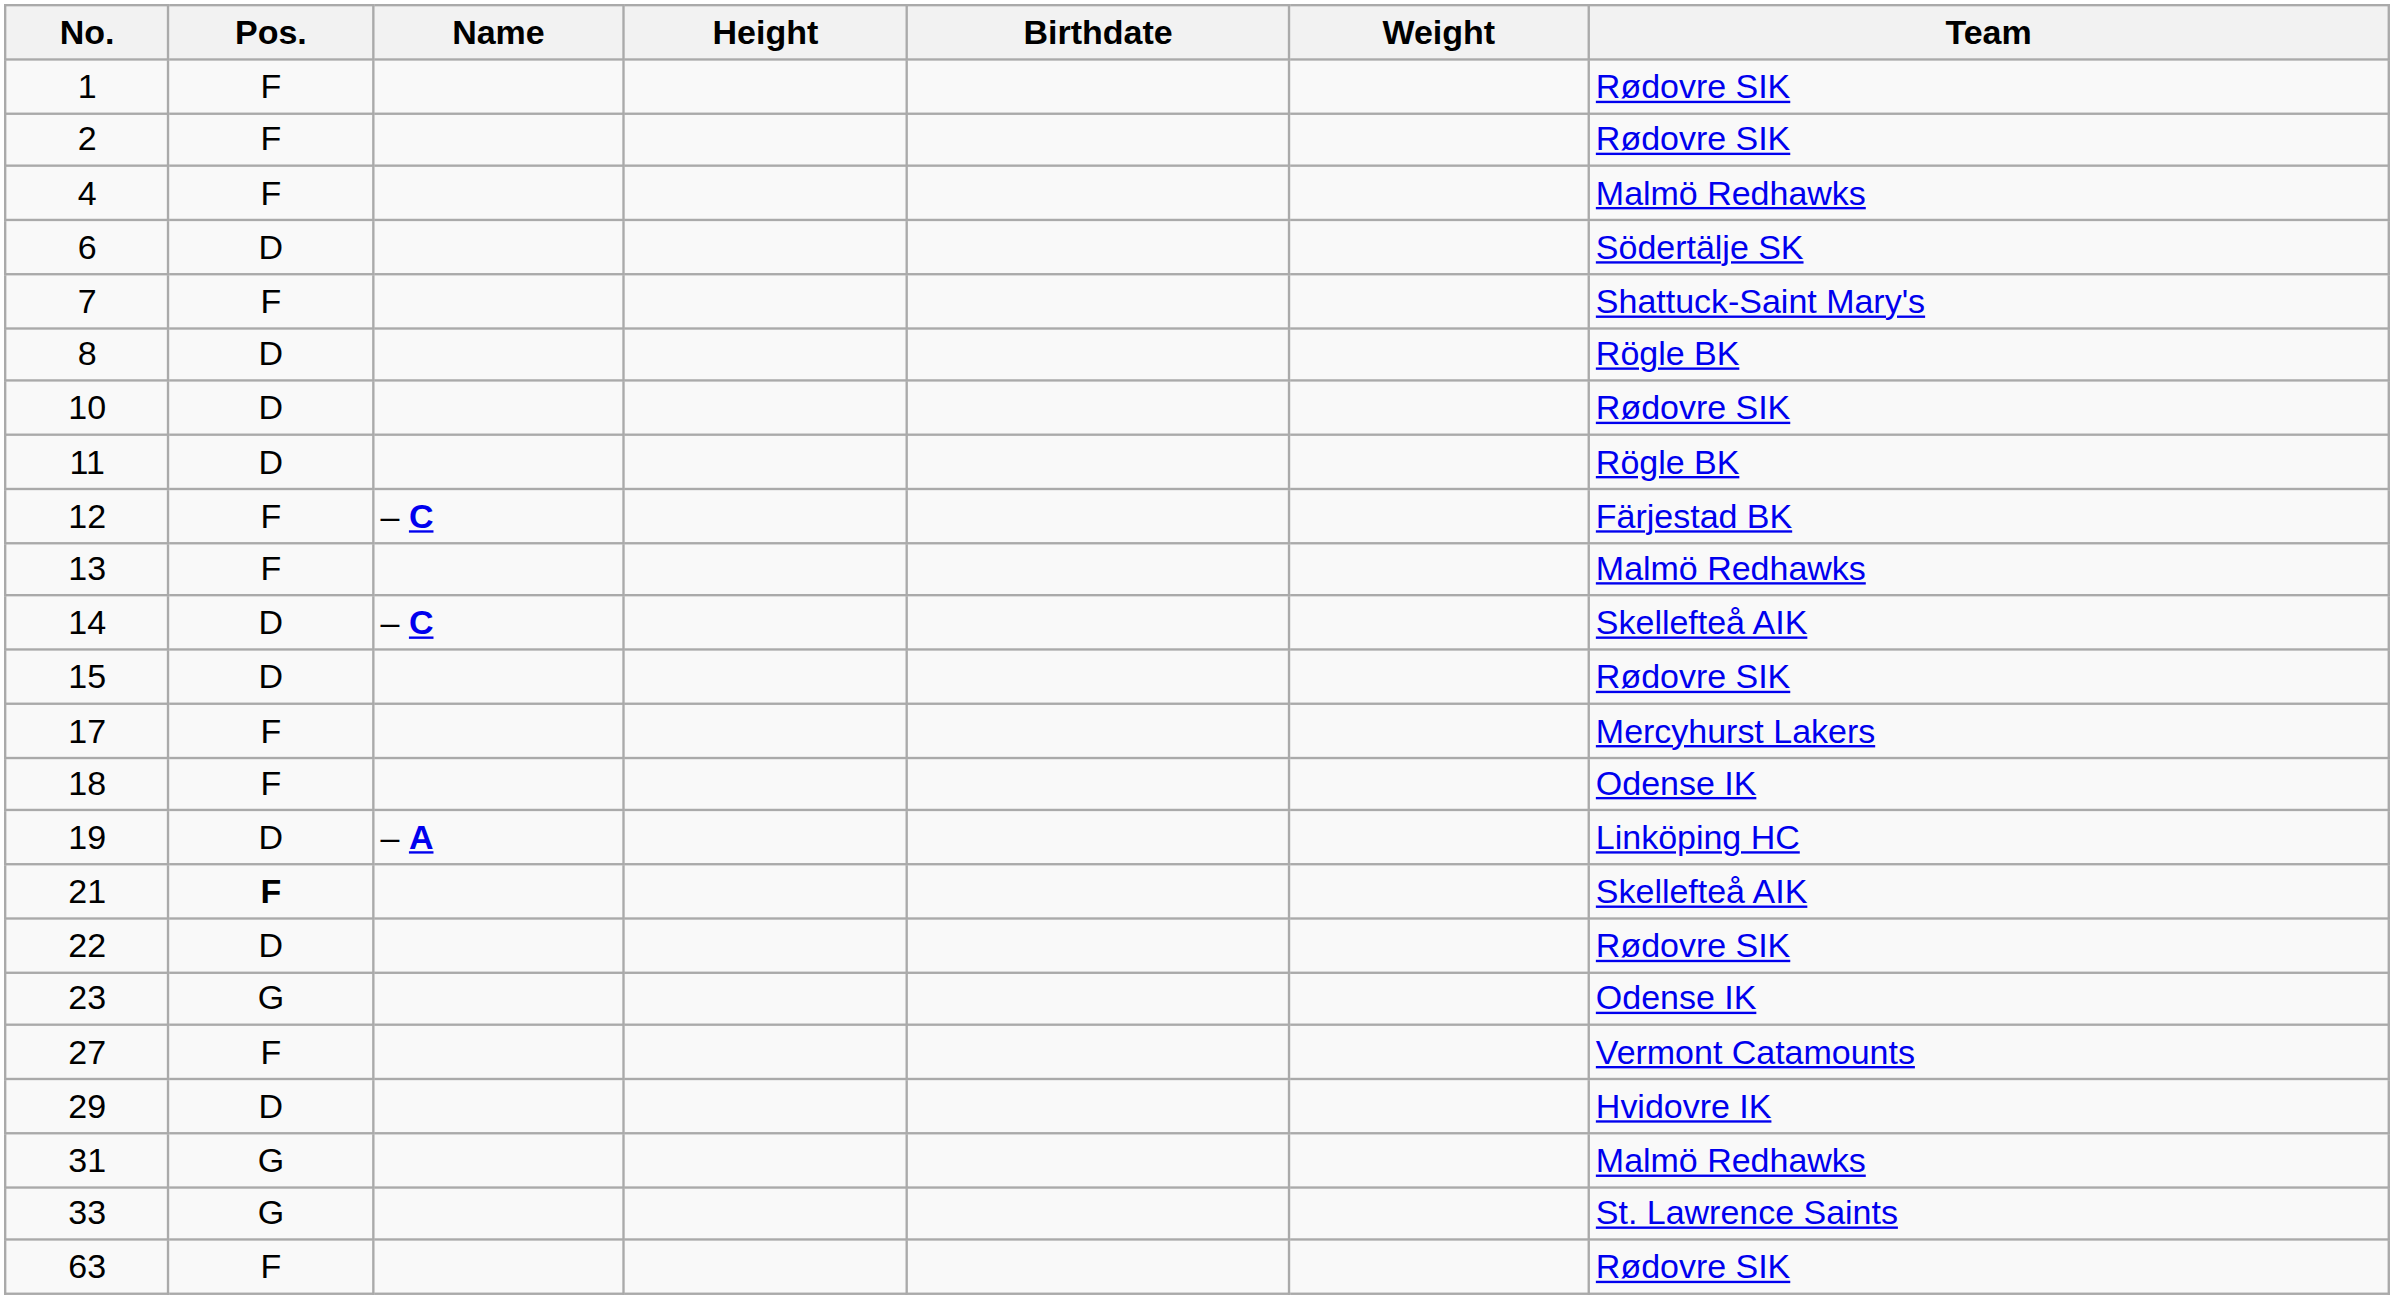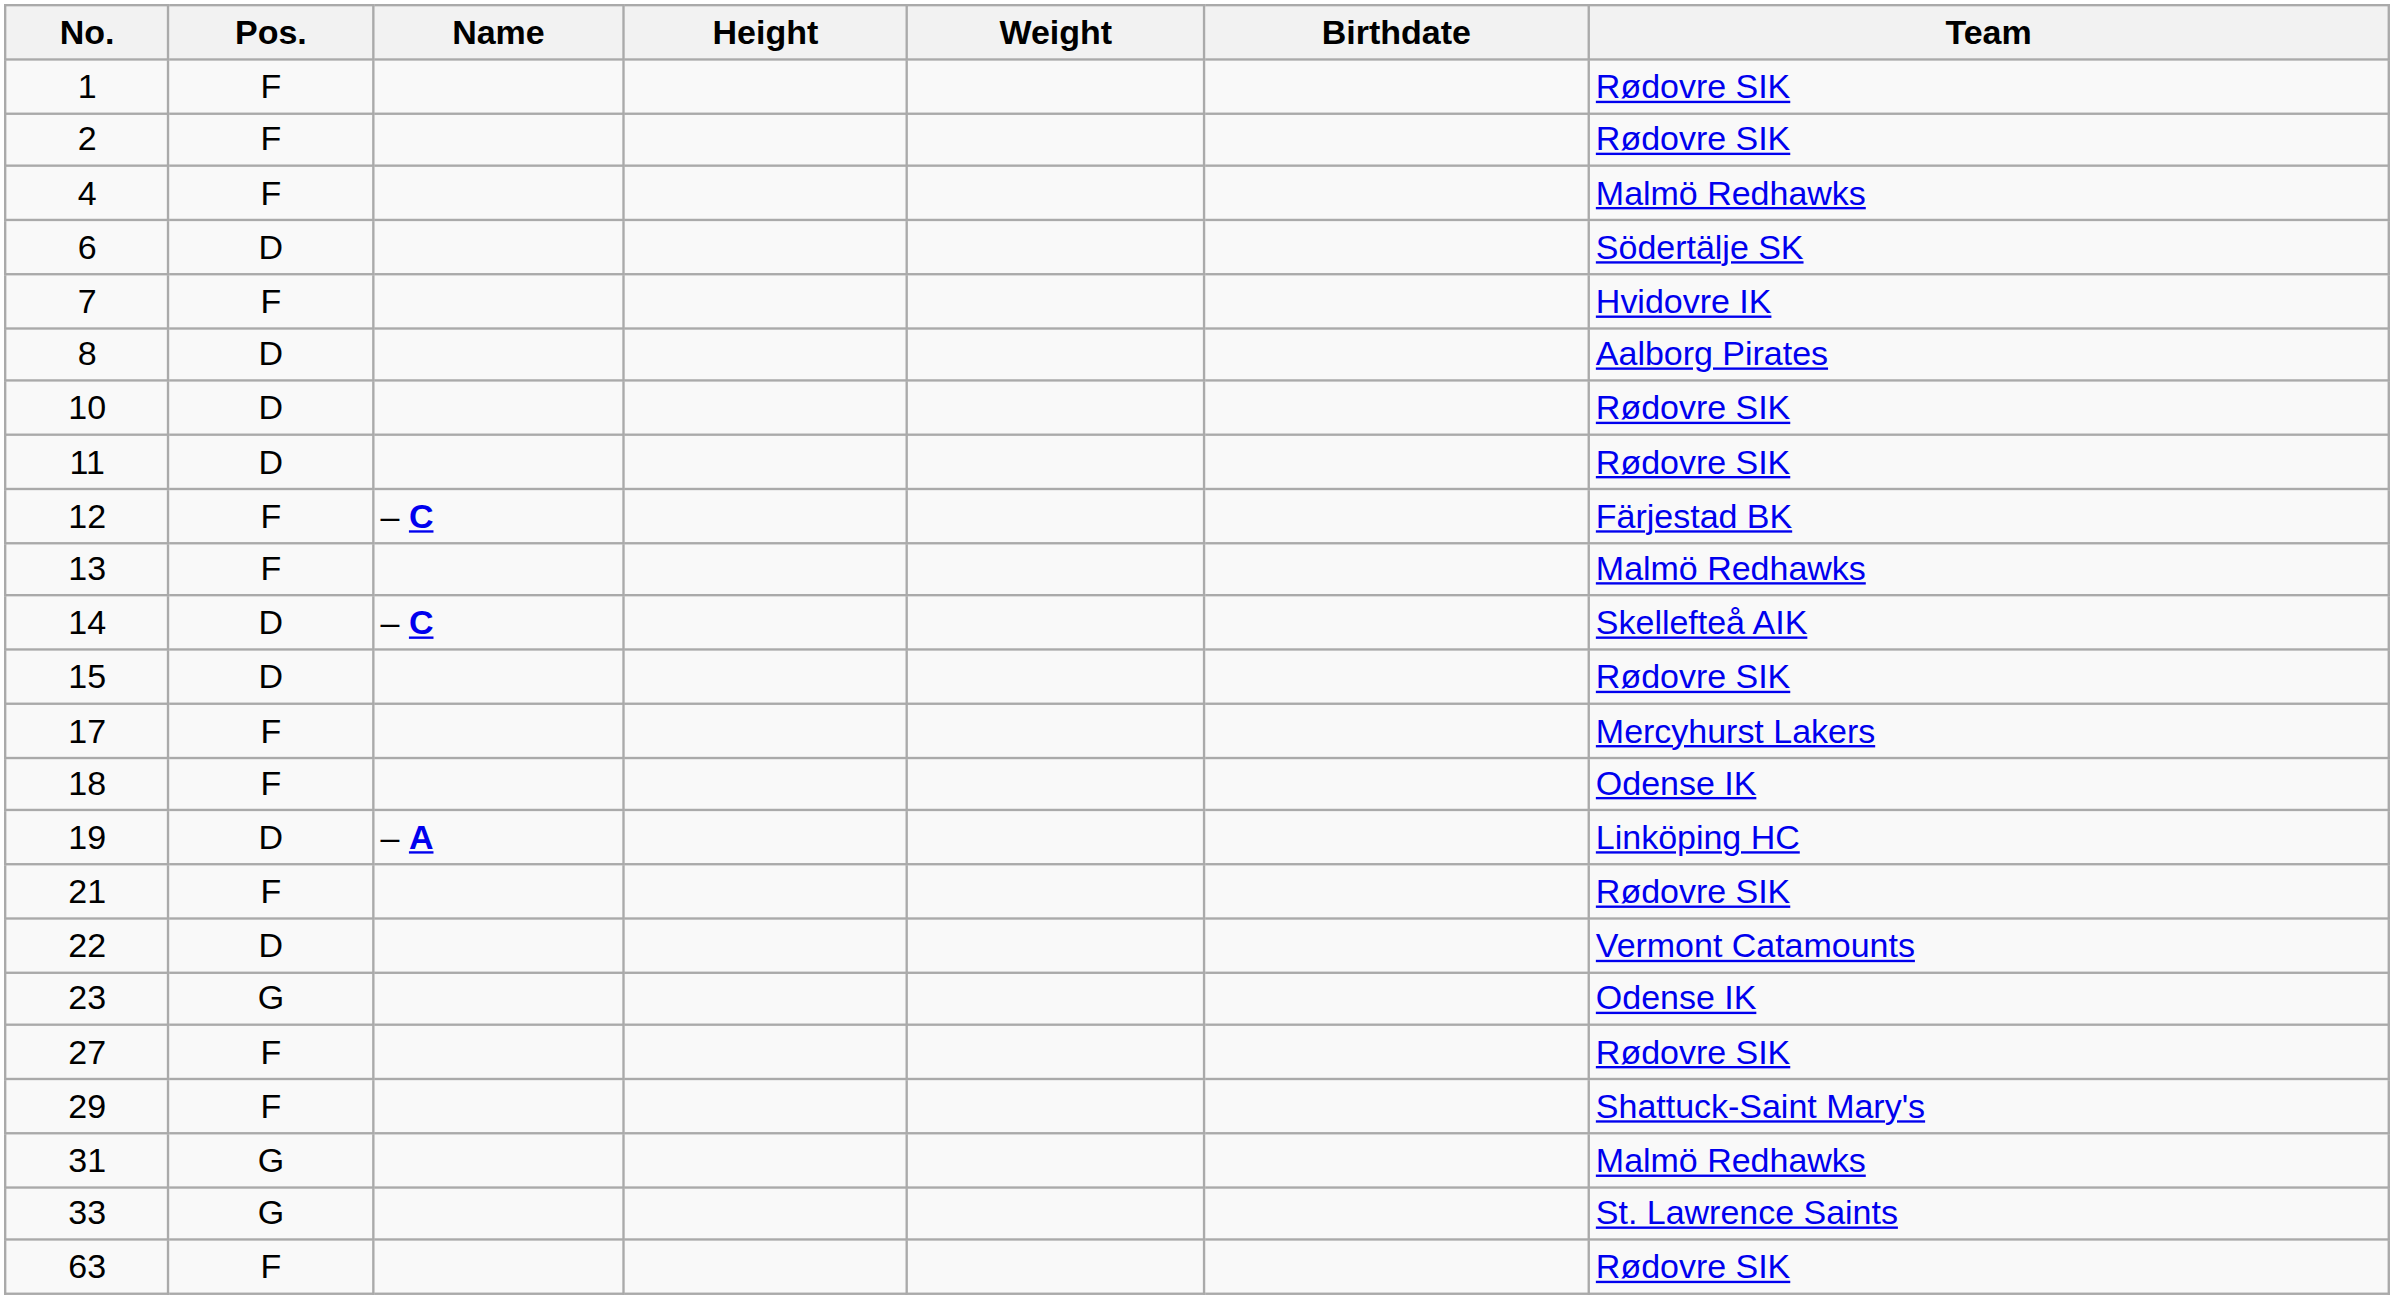columns swapped: (1439, 32) <-> (1098, 32)
(1760, 301) Shattuck-Saint Mary's -> (1684, 301) Hvidovre IK
(1668, 355) Rögle BK -> (1712, 355) Aalborg Pirates
(1668, 462) Rögle BK -> (1693, 462) Rødovre SIK
(271, 891) bold -> (271, 891) normal
(1702, 891) Skellefteå AIK -> (1693, 891) Rødovre SIK
(1693, 945) Rødovre SIK -> (1755, 945) Vermont Catamounts
(1755, 1053) Vermont Catamounts -> (1693, 1053) Rødovre SIK
(271, 1106) D -> (271, 1106) F
(1684, 1106) Hvidovre IK -> (1760, 1106) Shattuck-Saint Mary's
